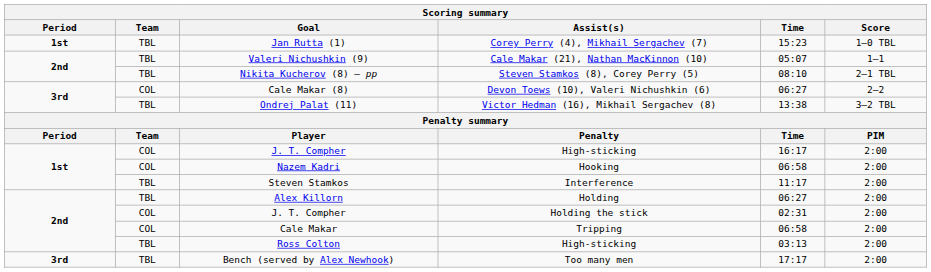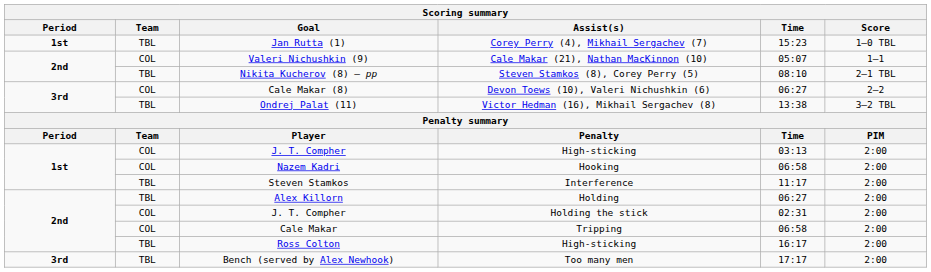(147, 58) TBL -> (147, 58) COL
(793, 151) 16:17 -> (793, 151) 03:13
(793, 244) 03:13 -> (793, 244) 16:17
